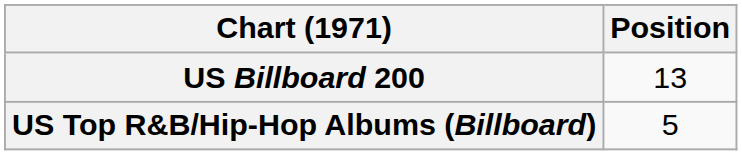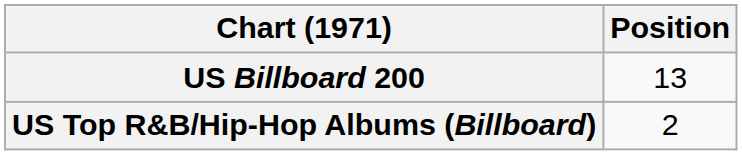(670, 125) 5 -> (670, 125) 2
